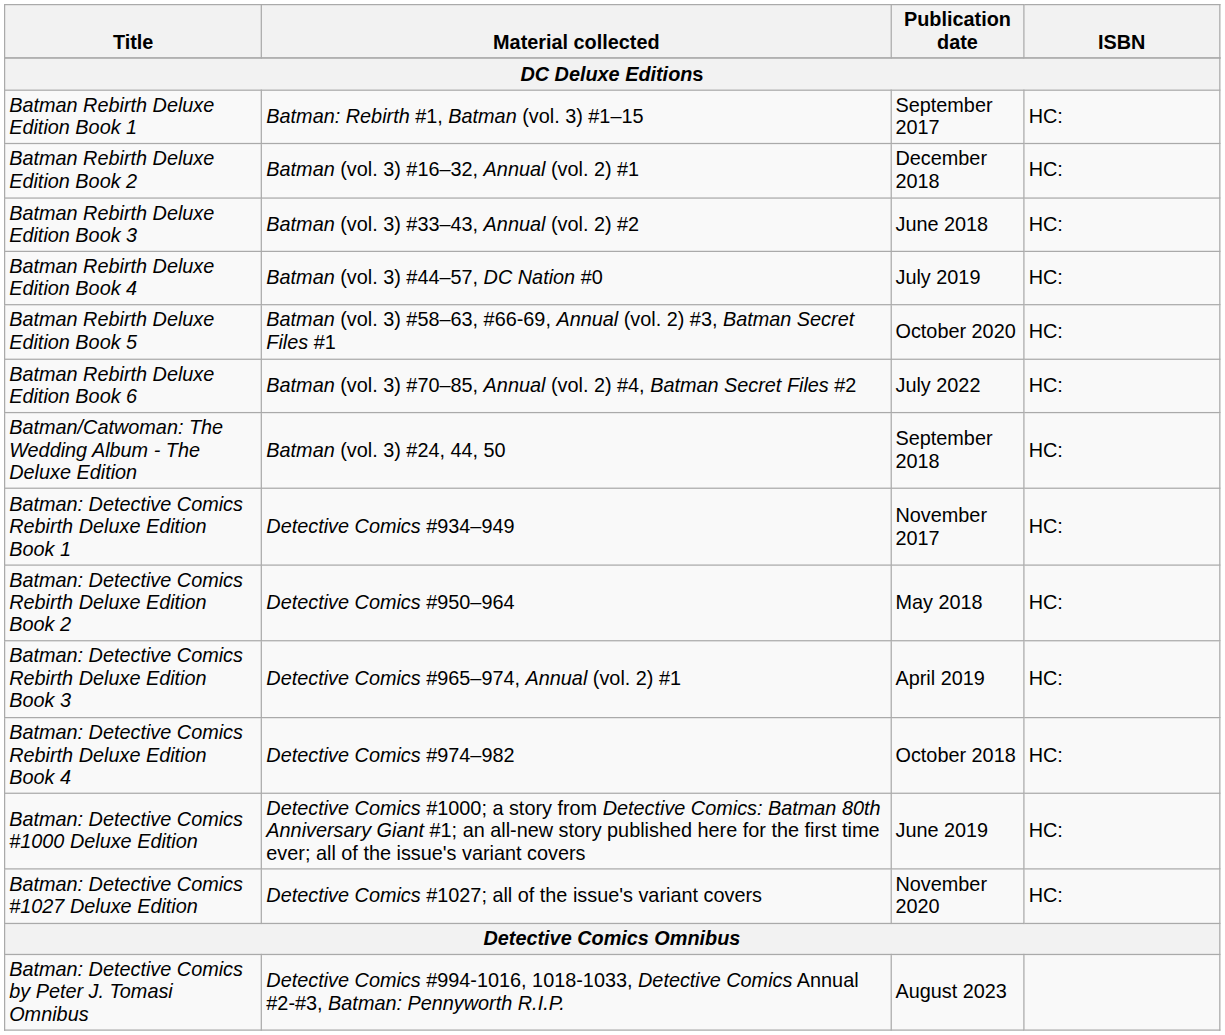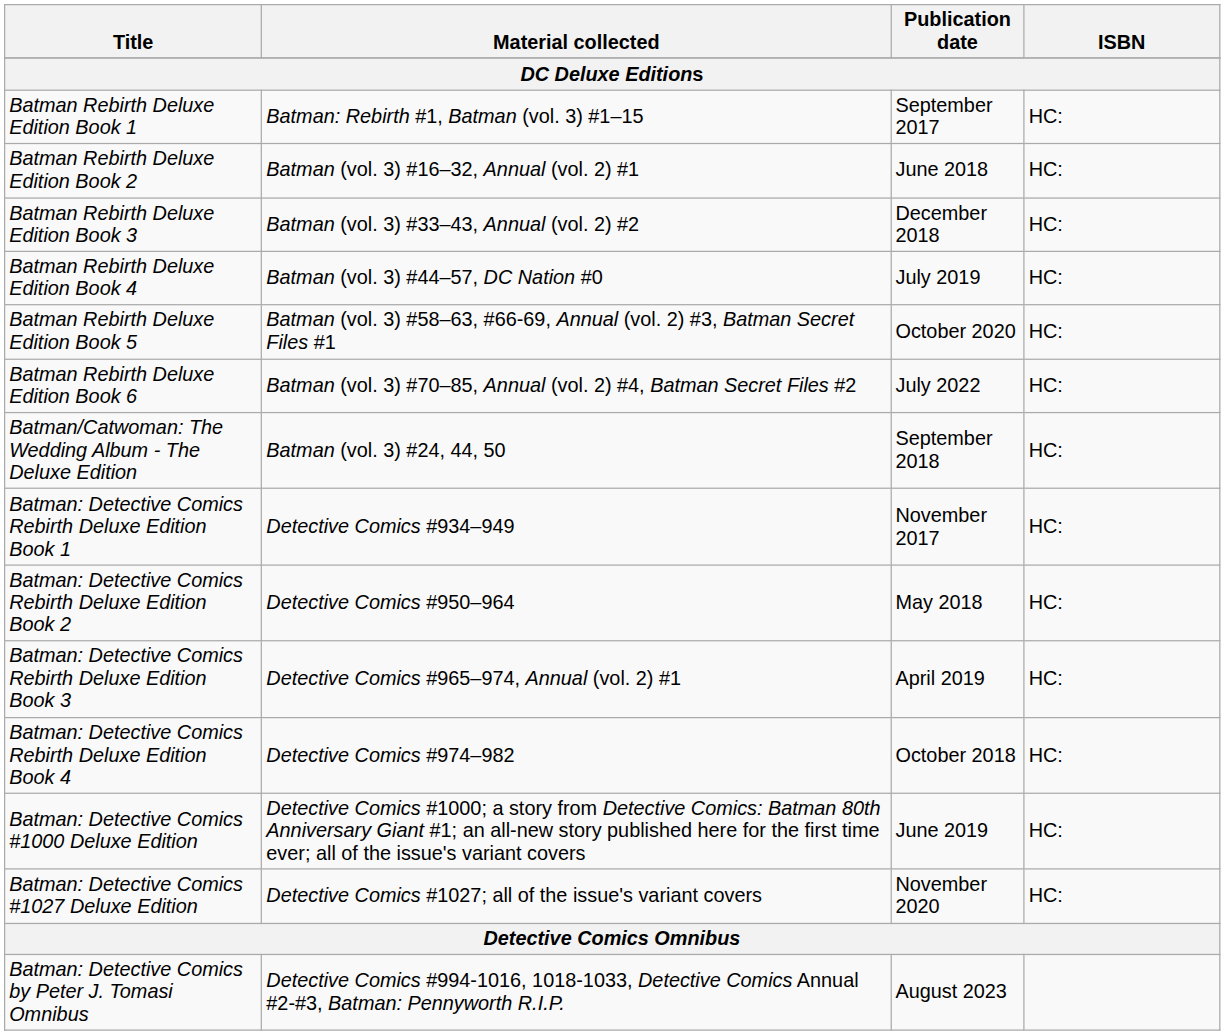(941, 170) December 2018 -> (942, 170) June 2018
(942, 224) June 2018 -> (941, 224) December 2018
